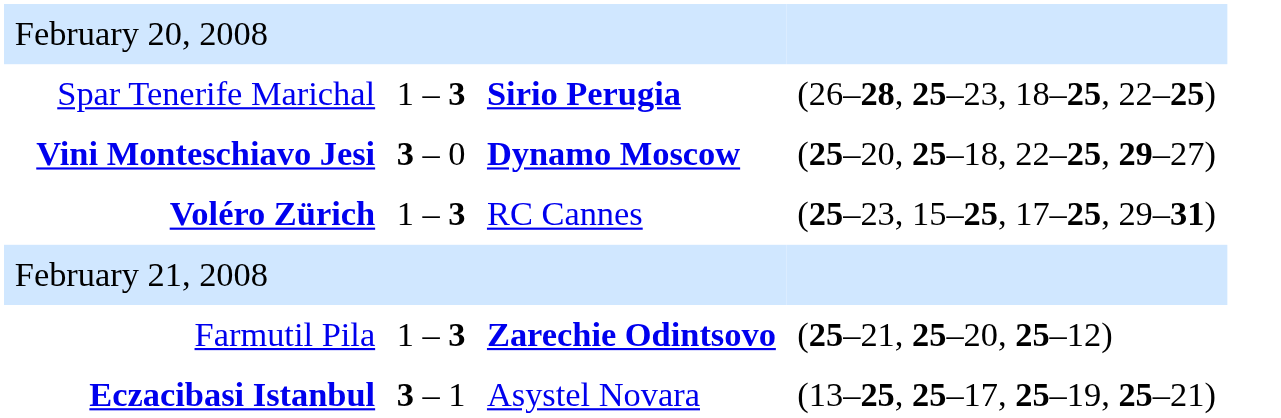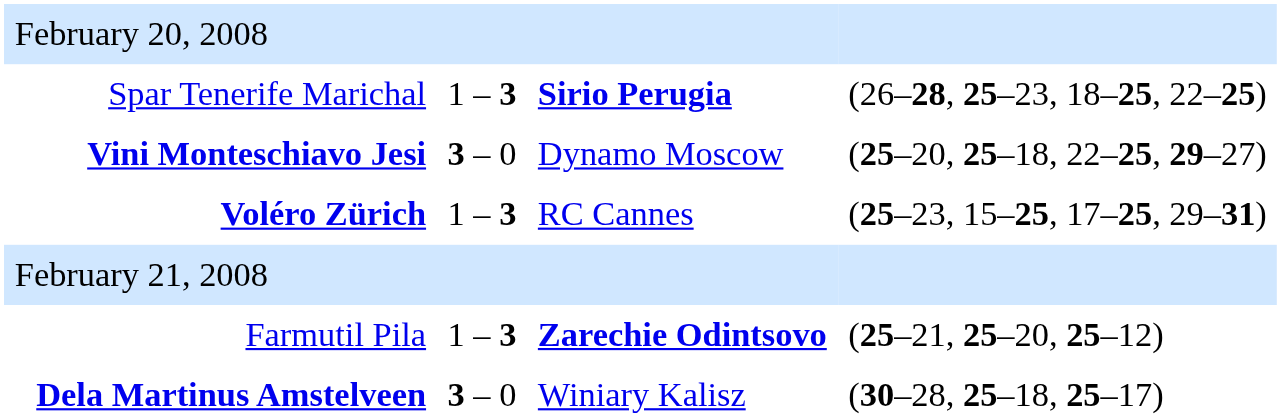(614, 153) bold -> (661, 153) normal
+ row: (231, 394)
- row: (232, 394)
